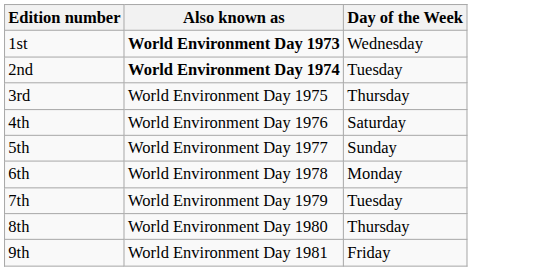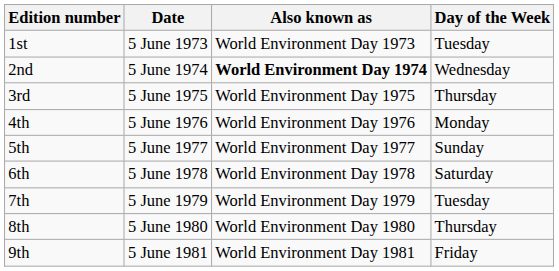+ column: (168, 17)
(234, 43) bold -> (315, 43) normal
(385, 43) Wednesday -> (462, 43) Tuesday
(375, 69) Tuesday -> (472, 69) Wednesday
(377, 122) Saturday -> (462, 122) Monday
(375, 174) Monday -> (464, 174) Saturday
